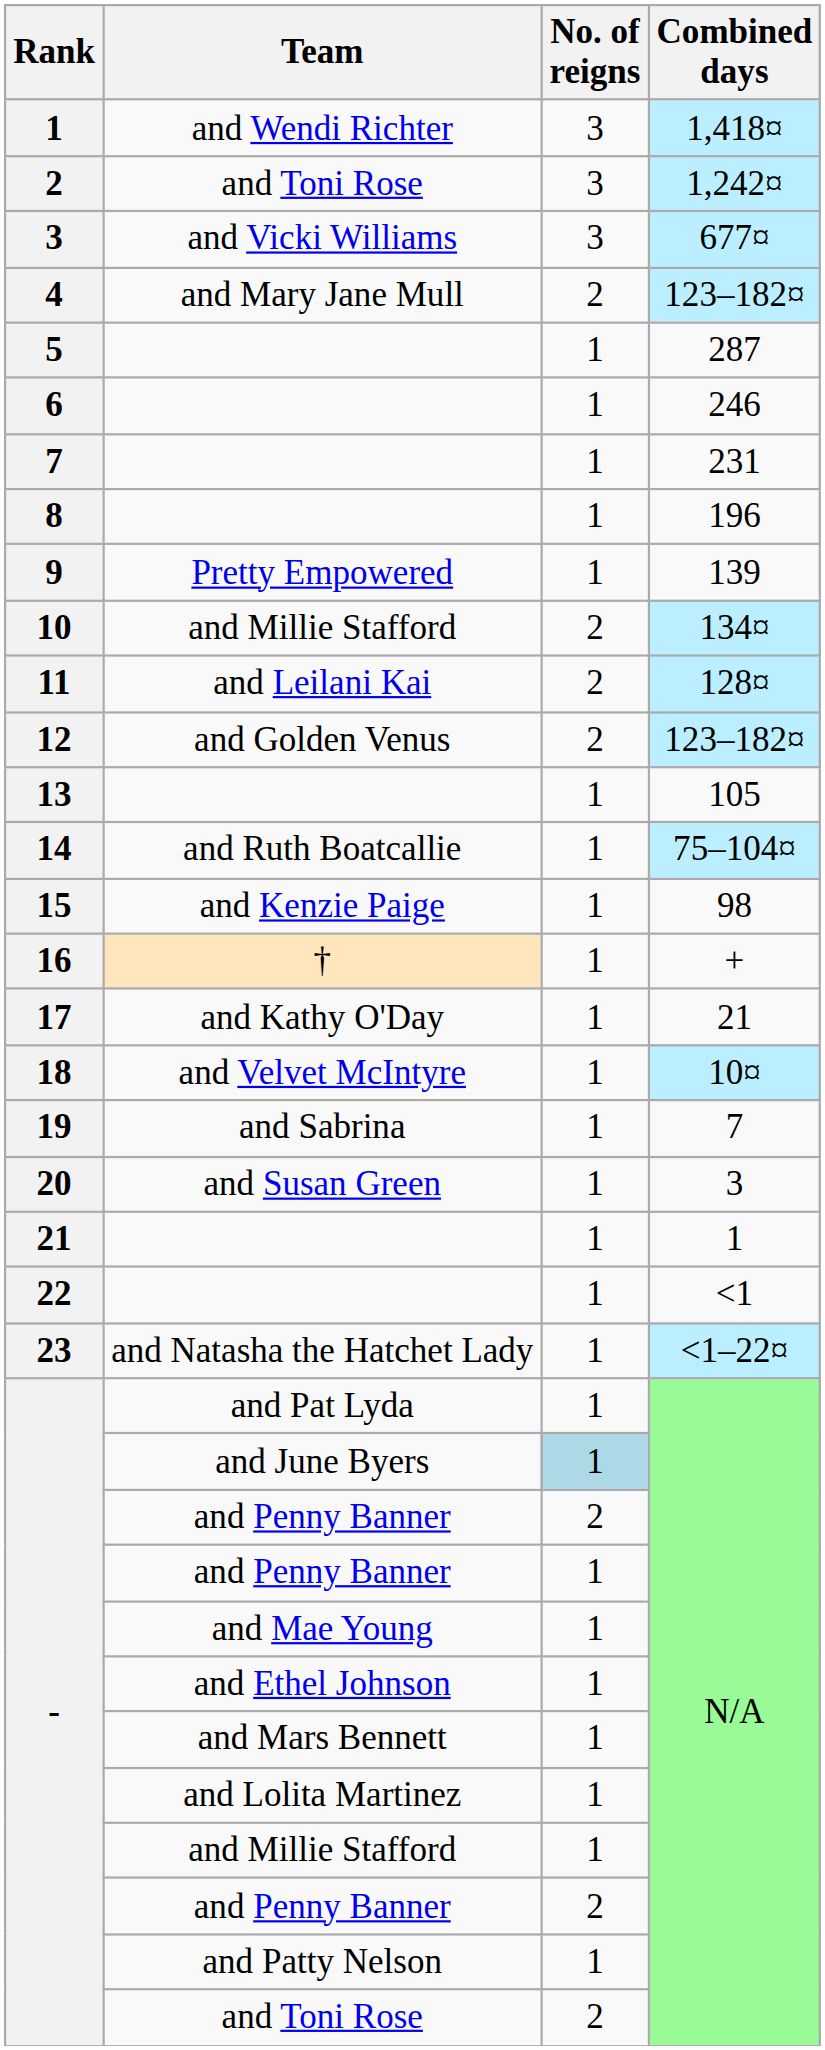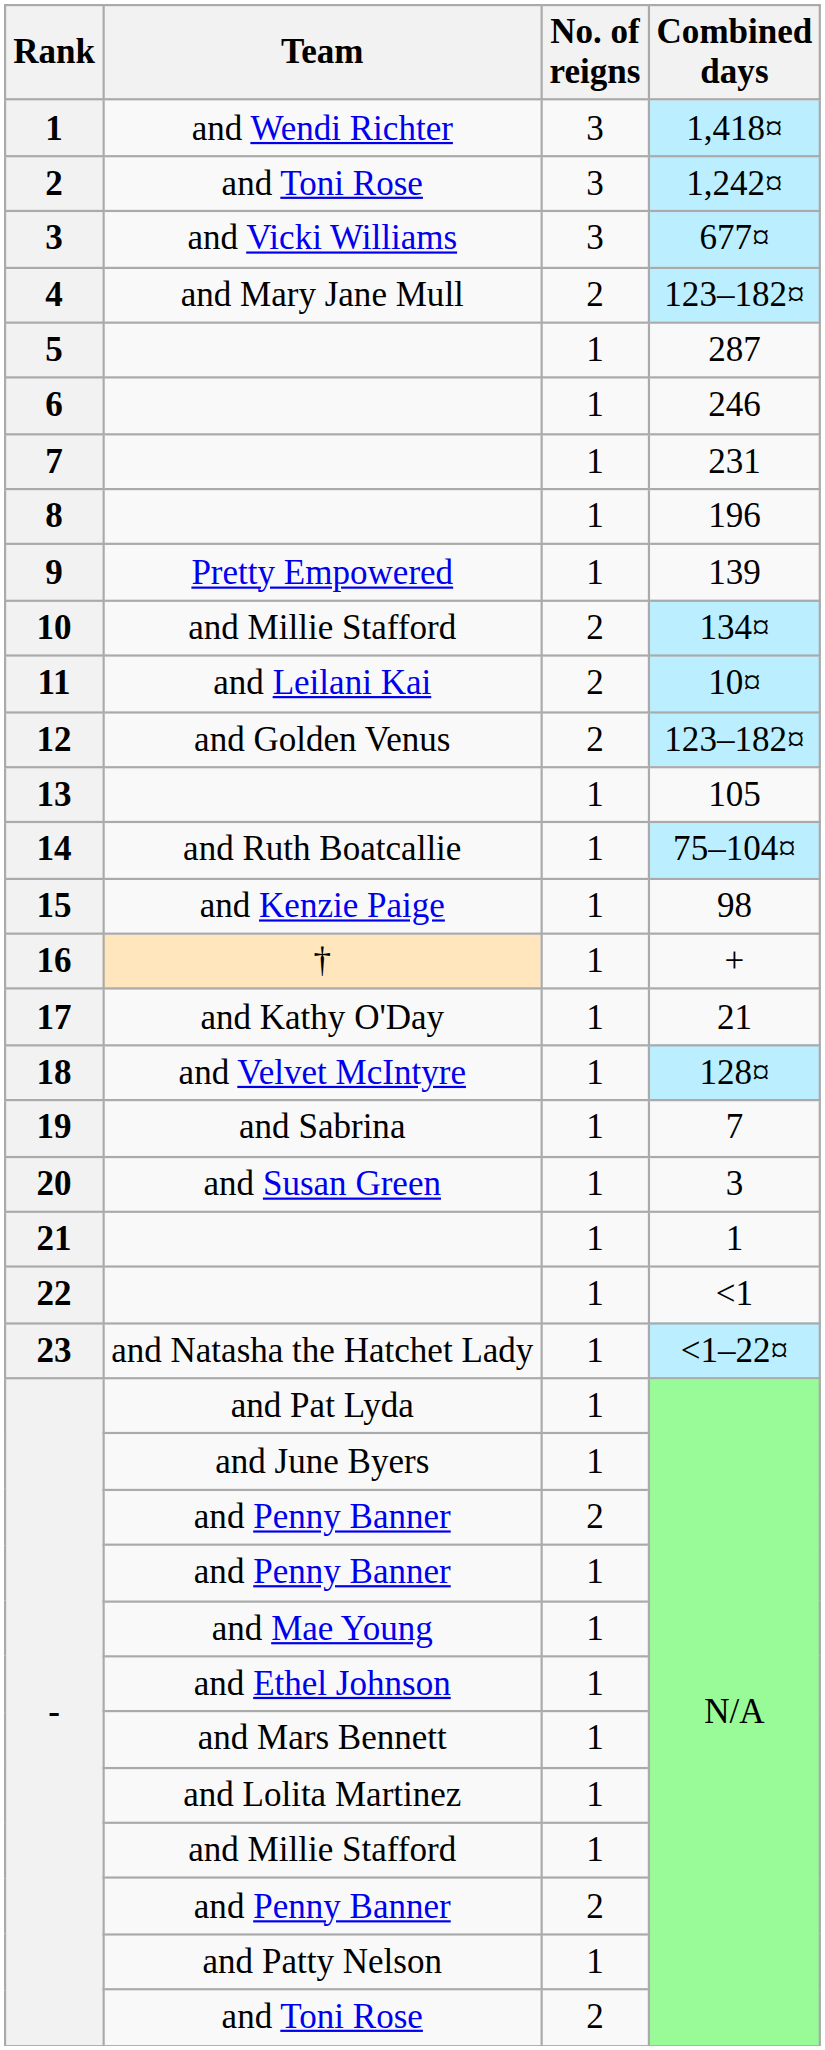(734, 682) 128¤ -> (734, 682) 10¤
(734, 1071) 10¤ -> (734, 1071) 128¤
(595, 1460) lightblue background -> (595, 1460) no background
